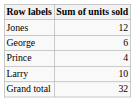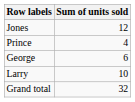rows swapped: (19, 58) <-> (21, 43)
